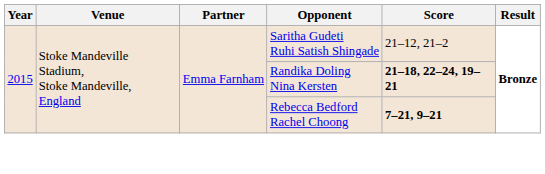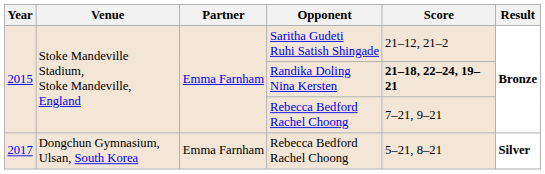(413, 115) bold -> (413, 115) normal
+ row: (20, 151)
